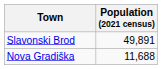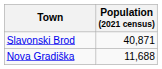(139, 40) 49,891 -> (139, 40) 40,871
